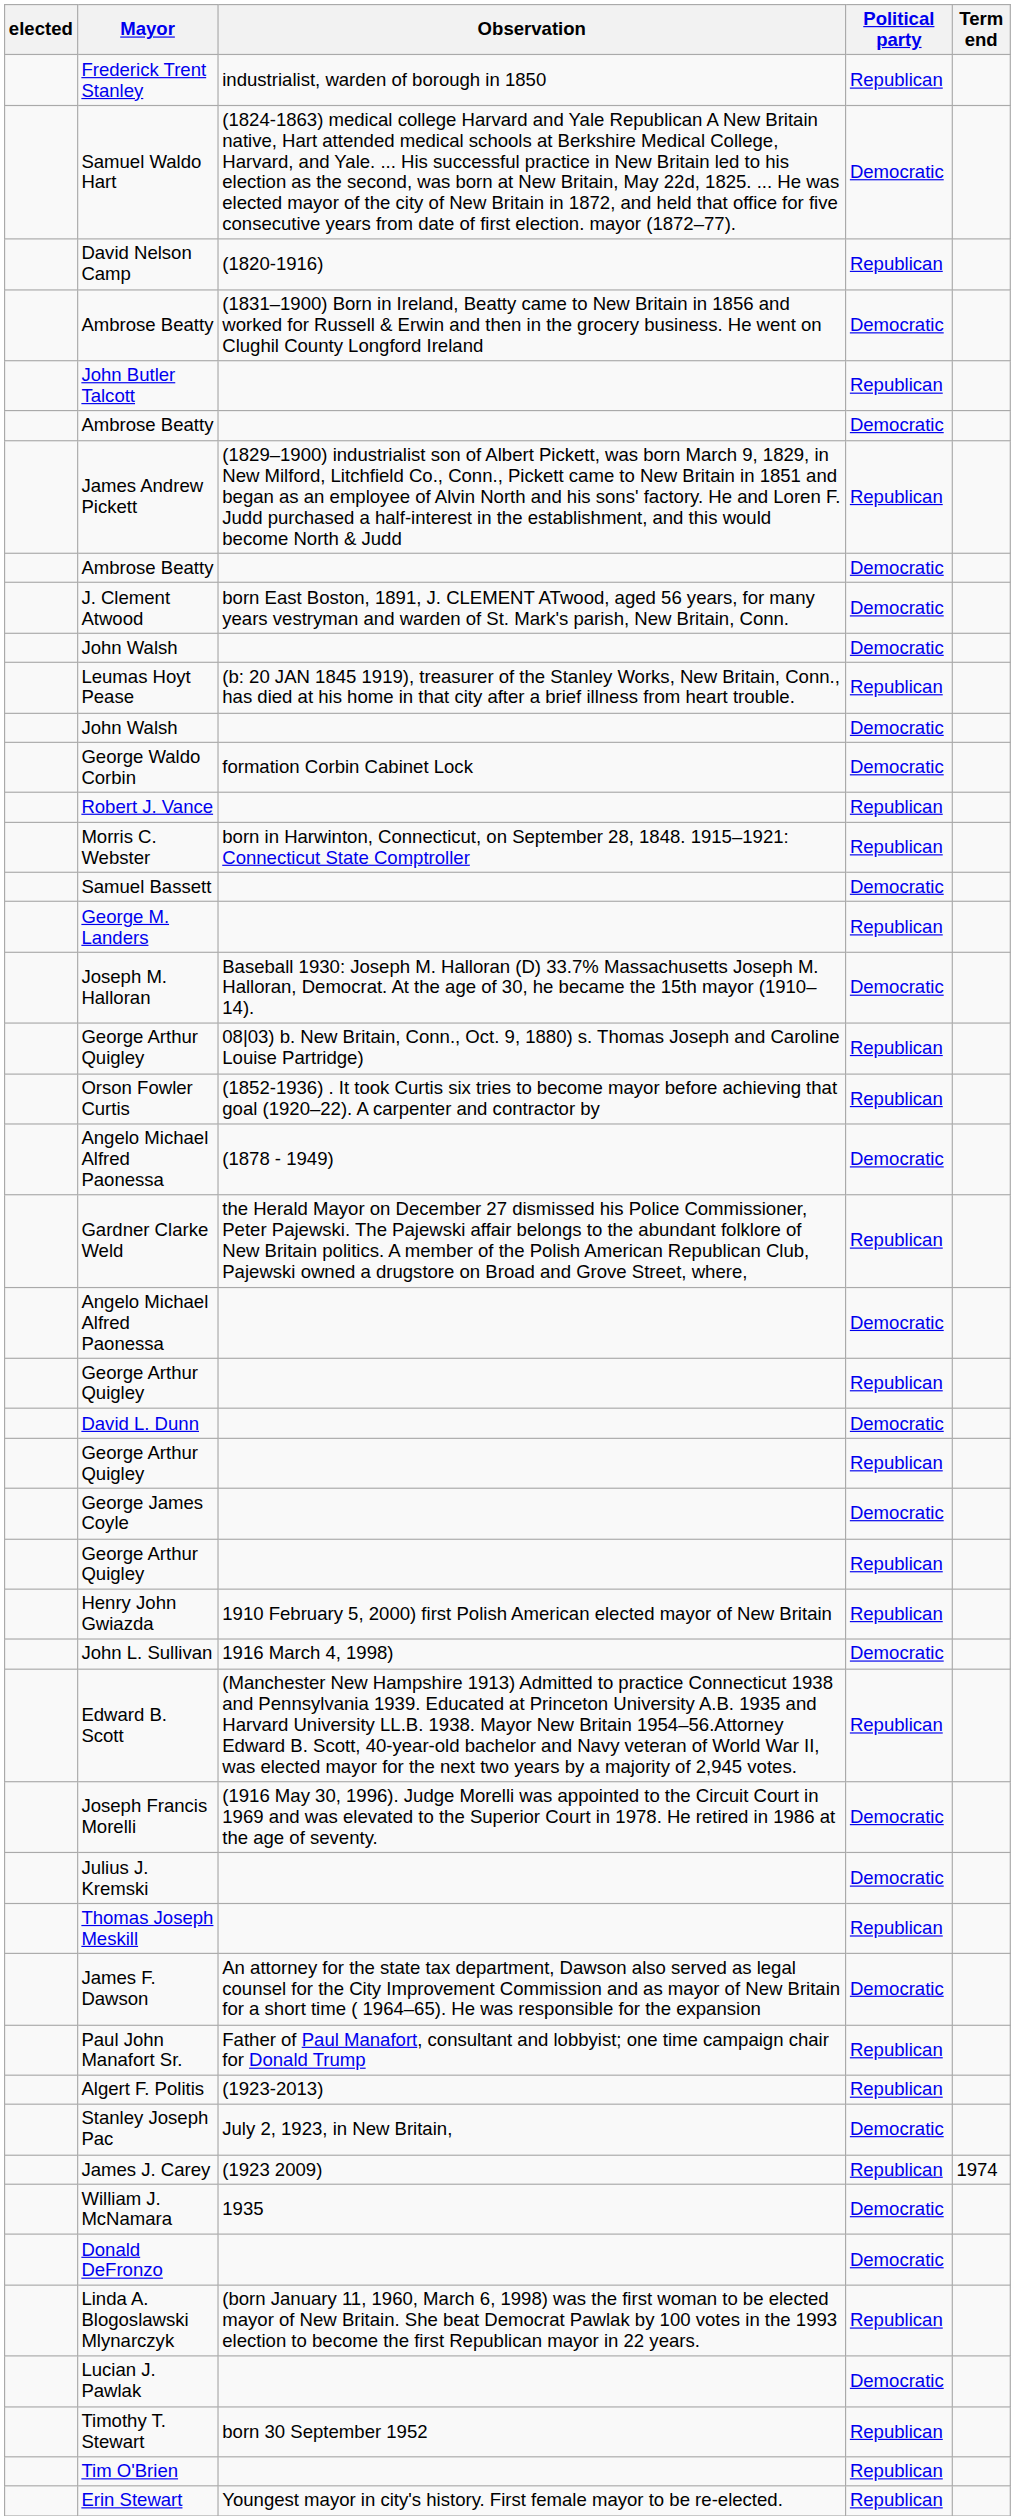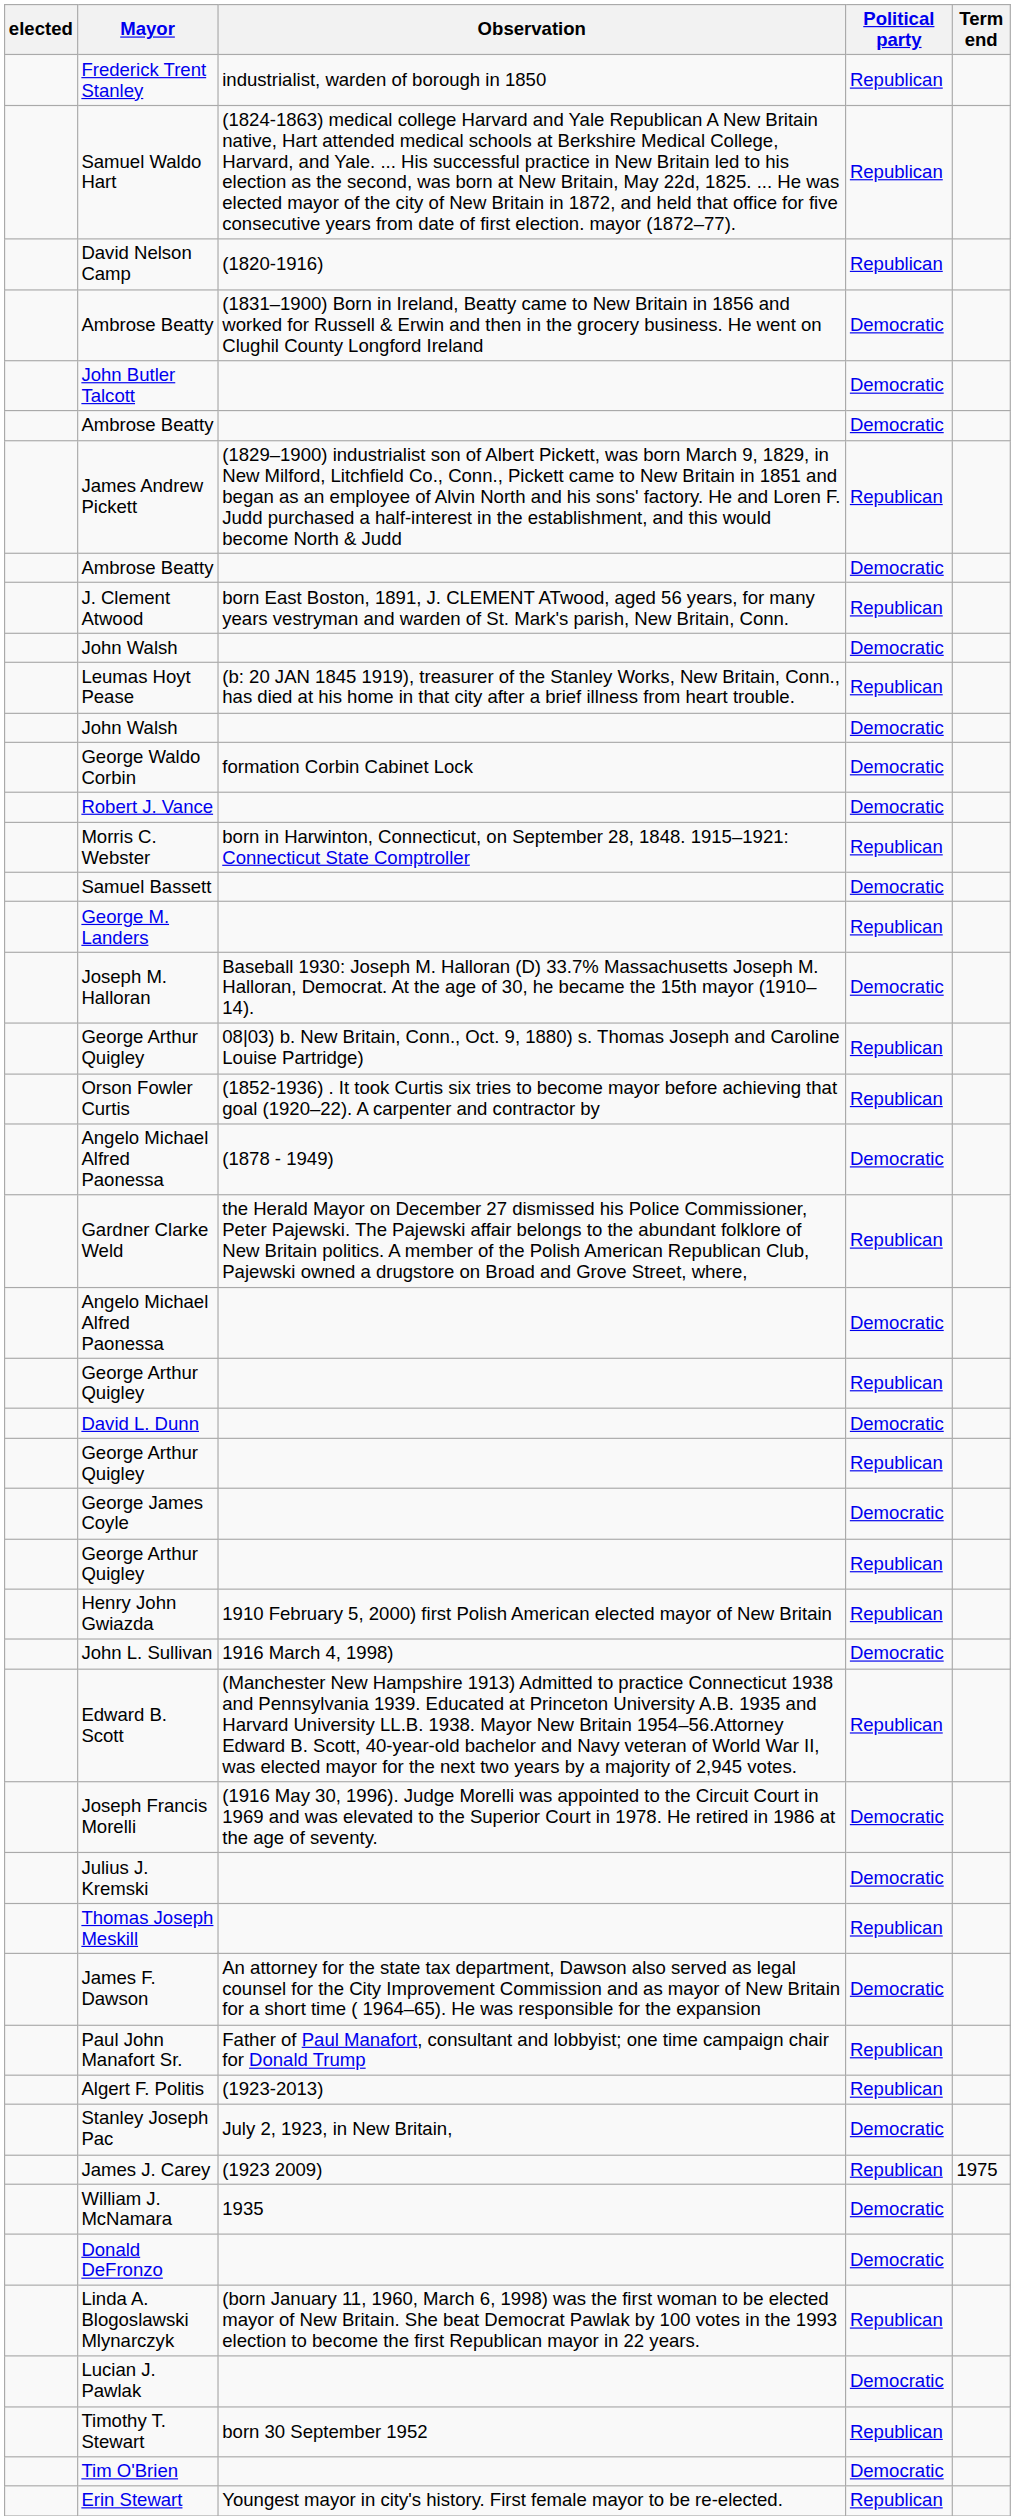(897, 172) Democratic -> (896, 172) Republican
(896, 385) Republican -> (897, 385) Democratic
(897, 607) Democratic -> (896, 607) Republican
(896, 807) Republican -> (897, 807) Democratic
(977, 2169) 1974 -> (977, 2169) 1975
(896, 2471) Republican -> (897, 2471) Democratic
